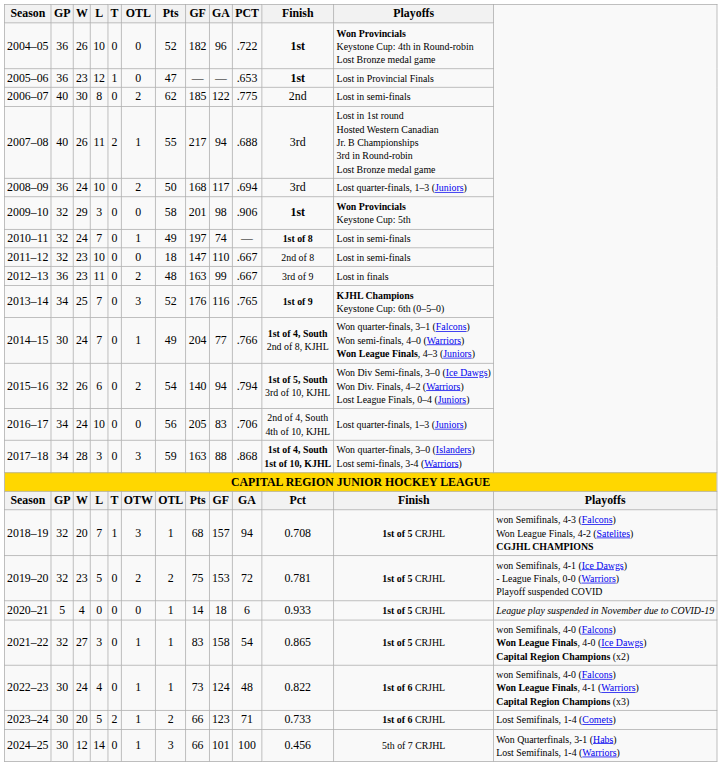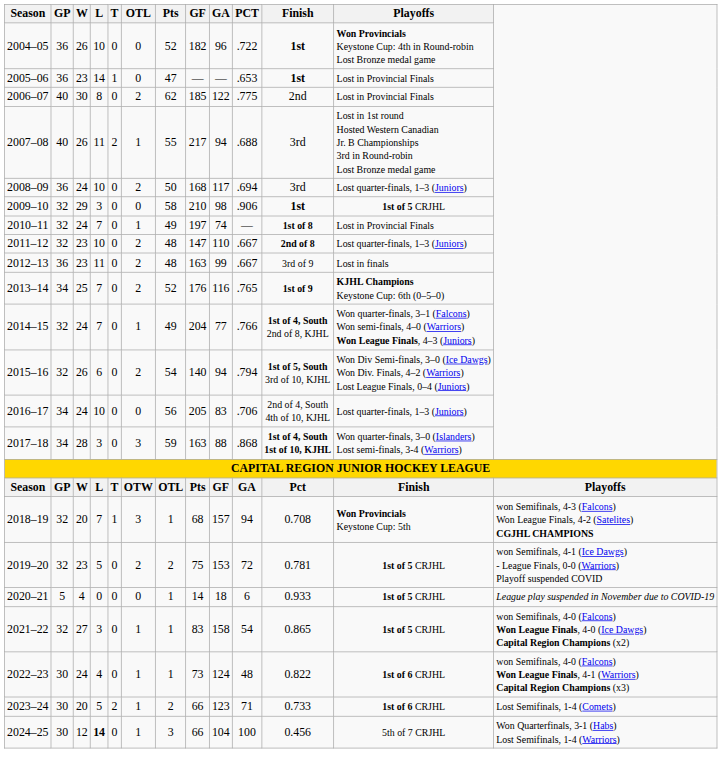(99, 78) 12 -> (99, 78) 14
(374, 97) Lost in semi-finals -> (385, 97) Lost in Provincial Finals
(198, 213) 201 -> (198, 206) 210
(374, 213) Won Provincials Keystone Cup: 5th -> (414, 207) 1st of 5 CRJHL
(374, 239) Lost in semi-finals -> (385, 225) Lost in Provincial Finals
(138, 257) 0 -> (138, 244) 2
(171, 257) 18 -> (171, 244) 48
(298, 258) normal -> (298, 244) bold
(374, 258) Lost in semi-finals -> (402, 244) Lost quarter-finals, 1–3 (Juniors)
(138, 301) 3 -> (138, 288) 2
(62, 340) 30 -> (62, 327) 32
(414, 533) 1st of 5 CRJHL -> (374, 520) Won Provincials Keystone Cup: 5th
(99, 745) normal -> (99, 732) bold
(221, 745) 101 -> (221, 732) 104
